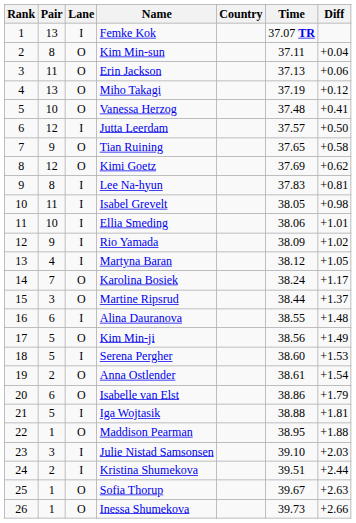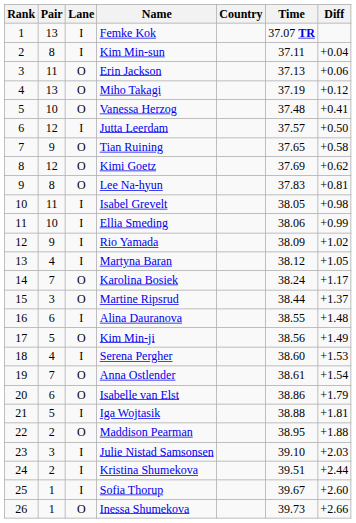(81, 52) O -> (81, 52) I
(81, 185) I -> (81, 185) O
(334, 223) +1.01 -> (334, 223) +0.99
(52, 356) 5 -> (52, 356) 4
(52, 375) 2 -> (52, 375) 7
(52, 432) 1 -> (52, 432) 2
(81, 489) O -> (81, 489) I
(334, 489) +2.63 -> (334, 489) +2.60
